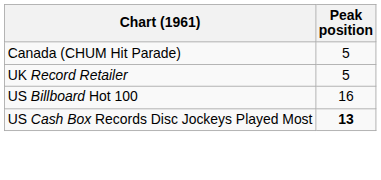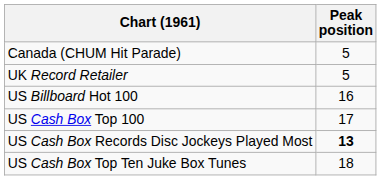+ row: (76, 119)
+ row: (127, 163)
